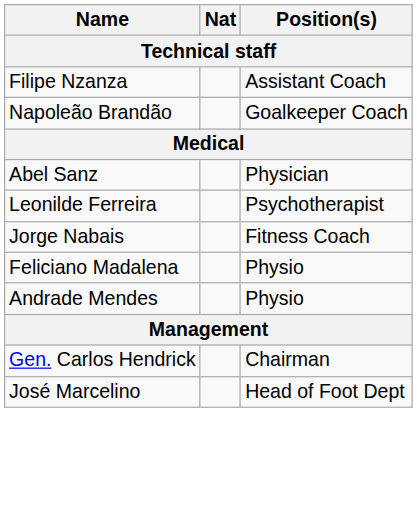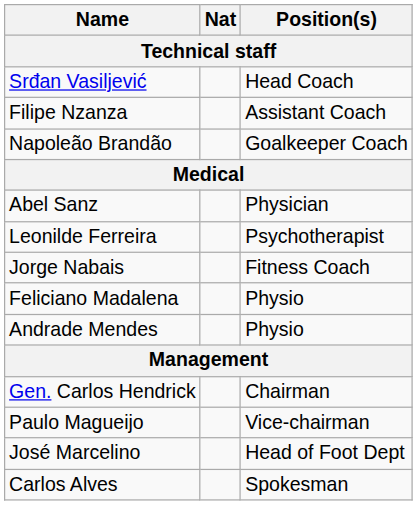+ row: (78, 81)
+ row: (76, 422)
+ row: (63, 484)
